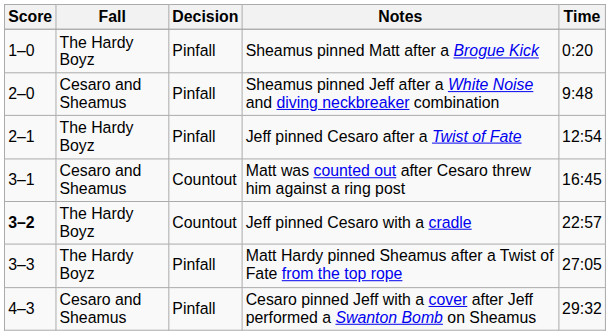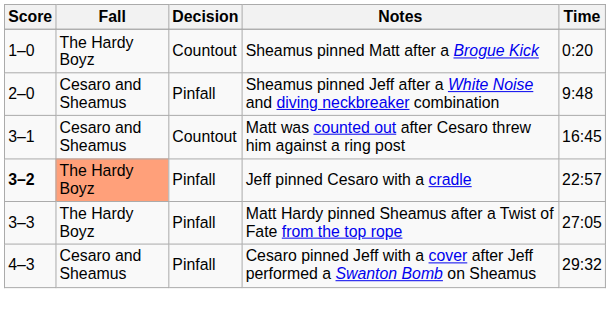(194, 51) Pinfall -> (205, 51) Countout
- row: (384, 136)
(96, 222) no background -> (96, 179) lightsalmon background
(205, 222) Countout -> (194, 179) Pinfall
